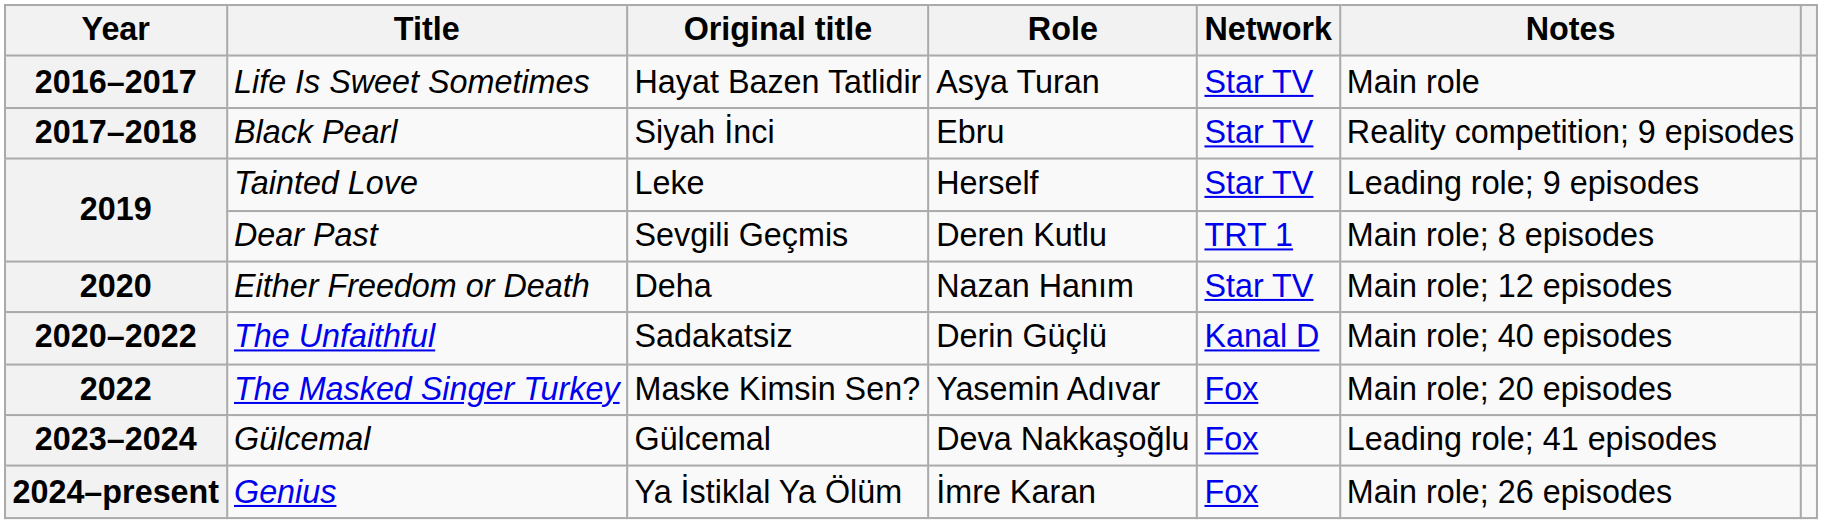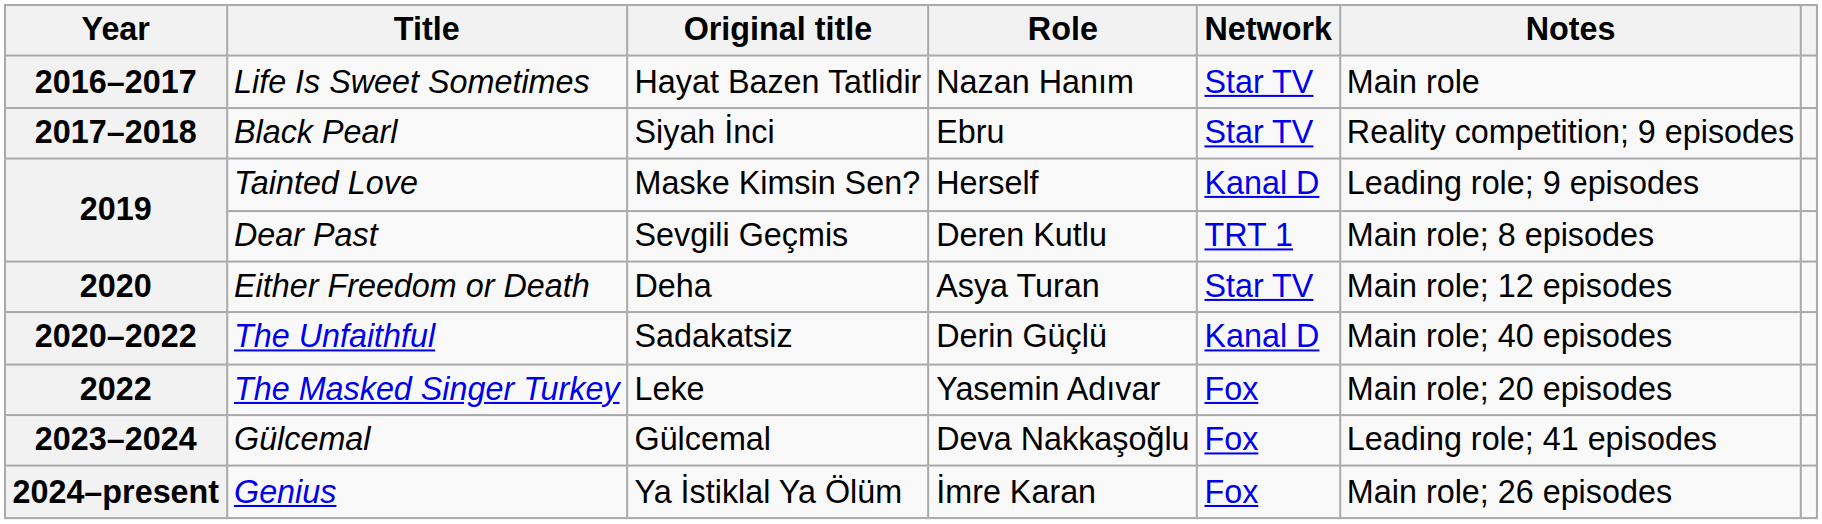(1018, 81) Asya Turan -> (1035, 81) Nazan Hanım
(670, 183) Leke -> (777, 183) Maske Kimsin Sen?
(1259, 183) Star TV -> (1262, 183) Kanal D
(1035, 286) Nazan Hanım -> (1018, 286) Asya Turan
(777, 388) Maske Kimsin Sen? -> (670, 388) Leke
